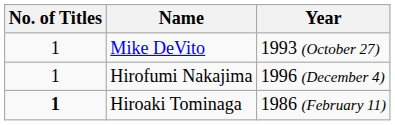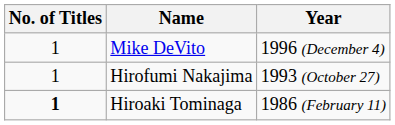(320, 47) 1993 (October 27) -> (323, 47) 1996 (December 4)
(323, 76) 1996 (December 4) -> (320, 76) 1993 (October 27)
